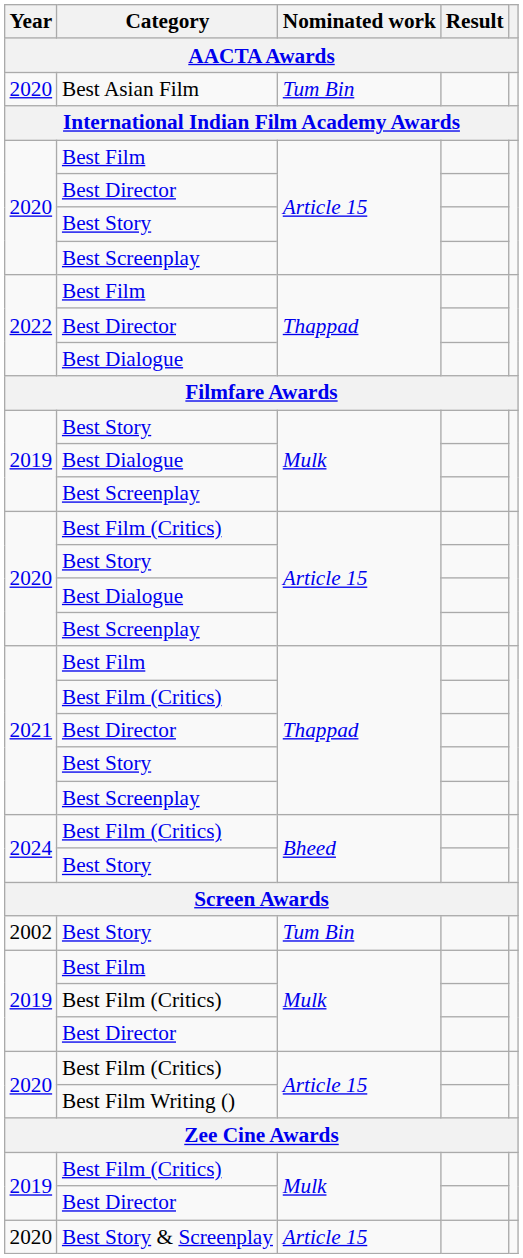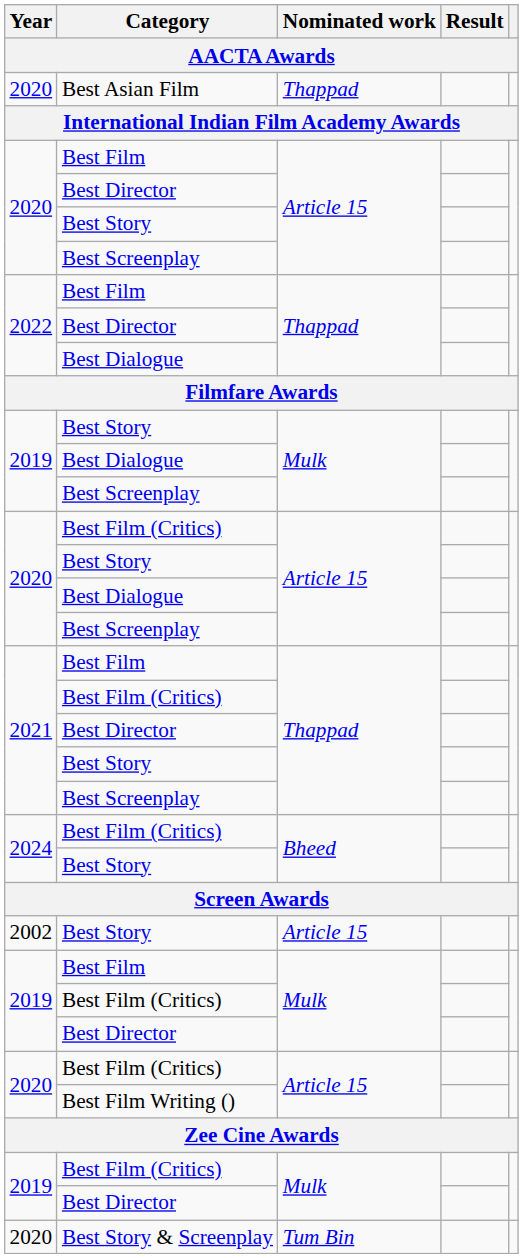(319, 88) Tum Bin -> (321, 88) Thappad
(319, 932) Tum Bin -> (325, 932) Article 15
(325, 1236) Article 15 -> (319, 1236) Tum Bin
